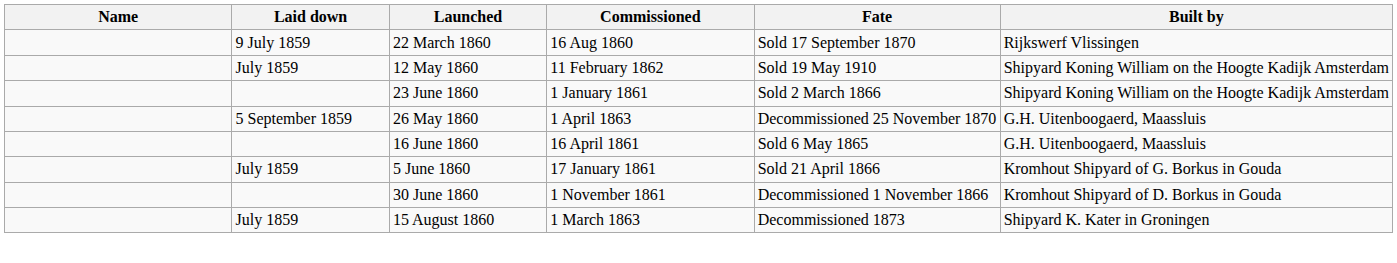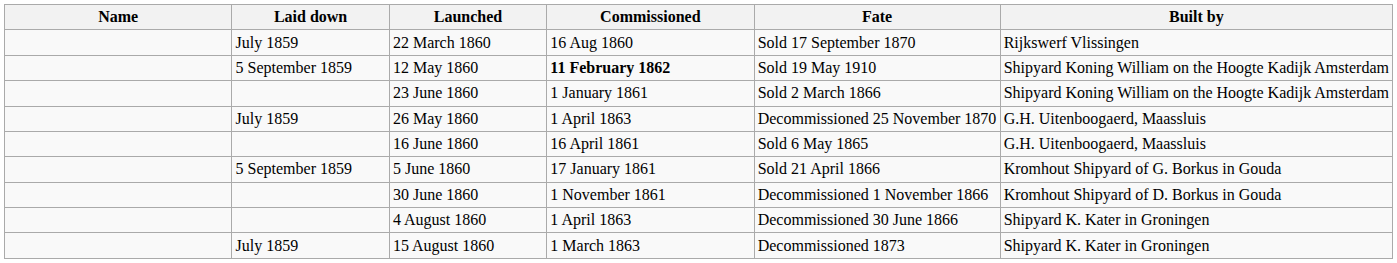(273, 42) 9 July 1859 -> (267, 42) July 1859
(267, 67) July 1859 -> (294, 67) 5 September 1859
(607, 67) normal -> (610, 67) bold
(294, 118) 5 September 1859 -> (267, 118) July 1859
(267, 169) July 1859 -> (294, 169) 5 September 1859
+ row: (440, 220)
